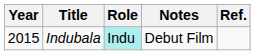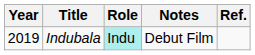(24, 38) 2015 -> (24, 38) 2019
